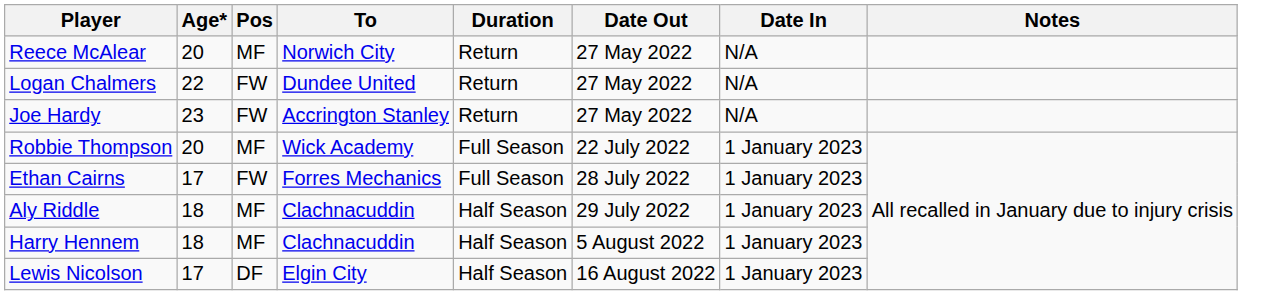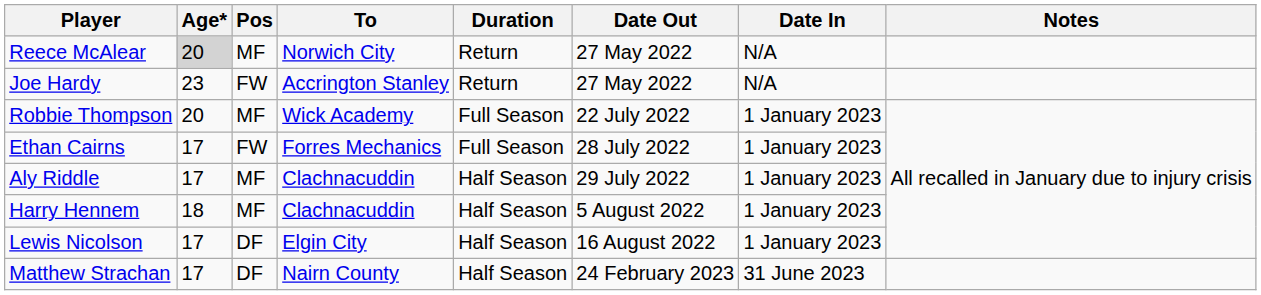(193, 52) no background -> (193, 52) lightgrey background
- row: (83, 83)
(193, 210) 18 -> (193, 178) 17
+ row: (90, 274)
